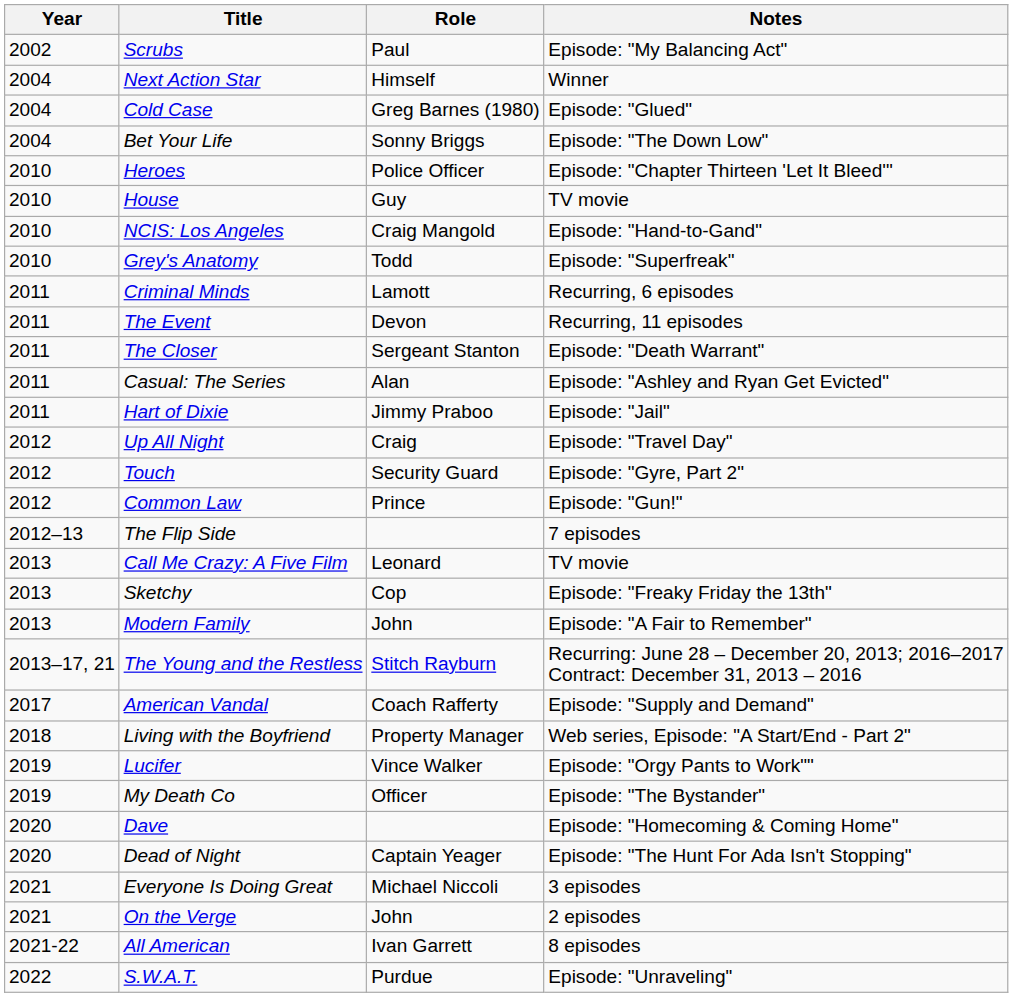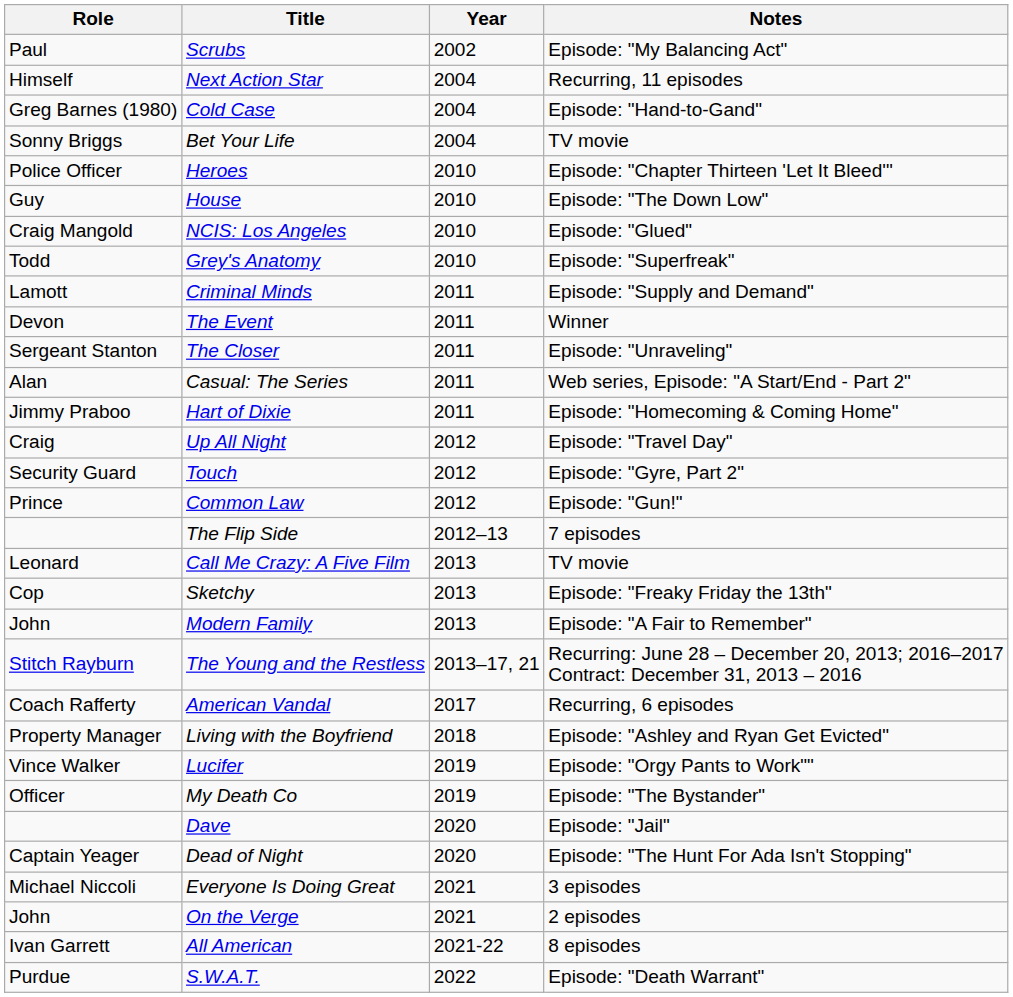columns swapped: (62, 19) <-> (455, 19)
(579, 79) Winner -> (646, 79) Recurring, 11 episodes
(620, 110) Episode: "Glued" -> (655, 110) Episode: "Hand-to-Gand"
(658, 140) Episode: "The Down Low" -> (589, 140) TV movie
(589, 200) TV movie -> (658, 200) Episode: "The Down Low"
(655, 230) Episode: "Hand-to-Gand" -> (620, 230) Episode: "Glued"
(641, 291) Recurring, 6 episodes -> (681, 291) Episode: "Supply and Demand"
(646, 321) Recurring, 11 episodes -> (579, 321) Winner
(656, 351) Episode: "Death Warrant" -> (640, 351) Episode: "Unraveling"
(719, 381) Episode: "Ashley and Ryan Get Evicted" -> (730, 381) Web series, Episode: "A Start/End - Part 2"
(609, 412) Episode: "Jail" -> (723, 412) Episode: "Homecoming & Coming Home"
(681, 705) Episode: "Supply and Demand" -> (641, 705) Recurring, 6 episodes
(730, 735) Web series, Episode: "A Start/End - Part 2" -> (719, 735) Episode: "Ashley and Ryan Get Evicted"
(723, 826) Episode: "Homecoming & Coming Home" -> (609, 826) Episode: "Jail"
(640, 977) Episode: "Unraveling" -> (656, 977) Episode: "Death Warrant"
